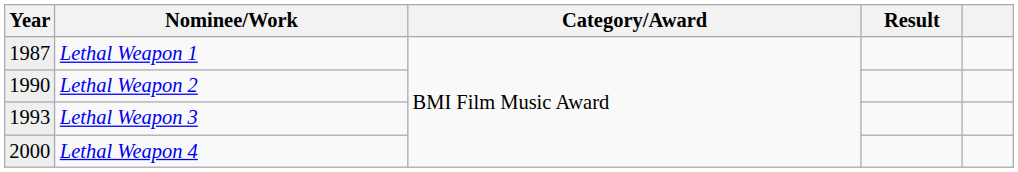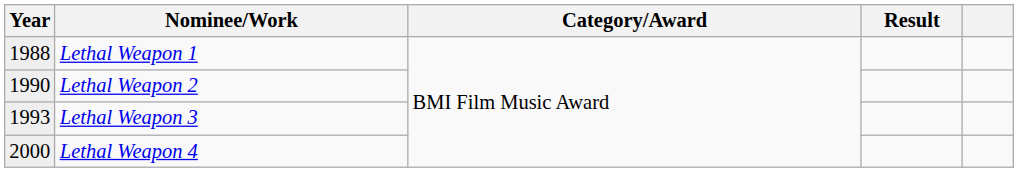(30, 53) 1987 -> (30, 53) 1988
